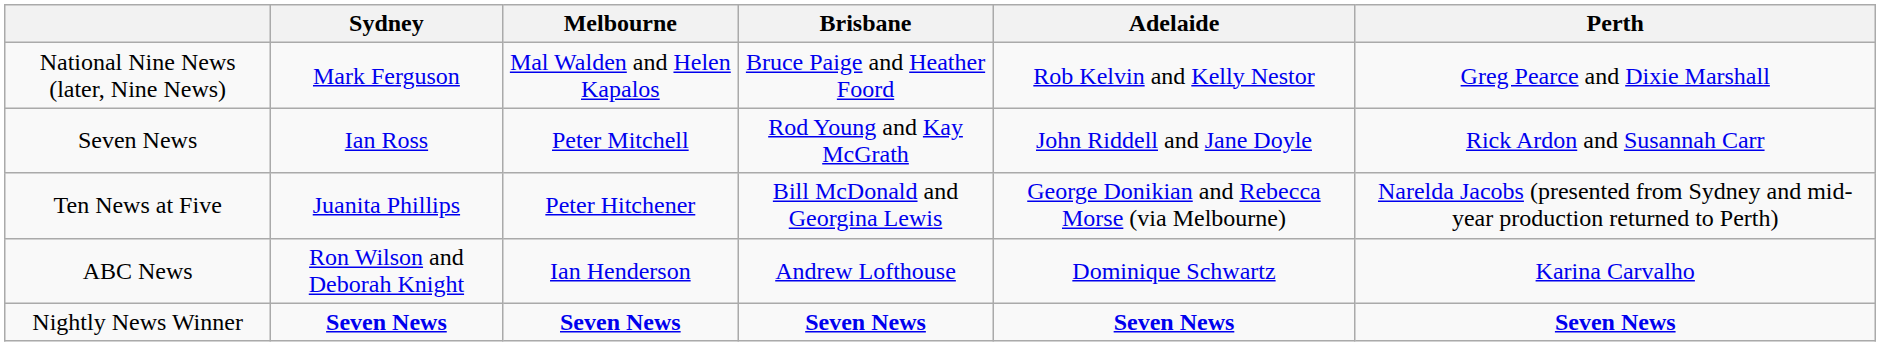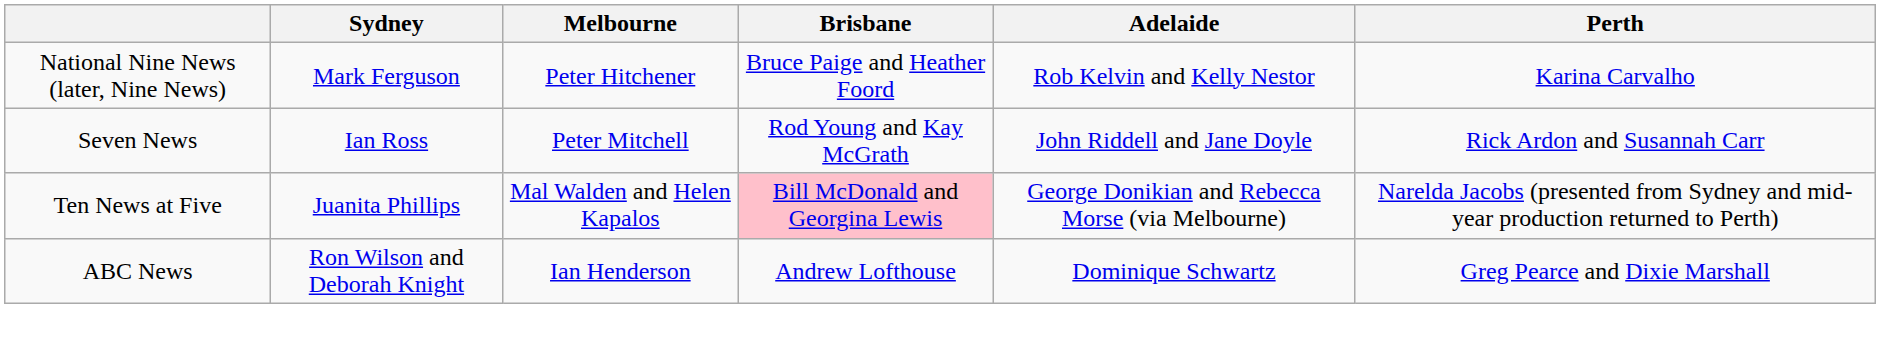(620, 75) Mal Walden and Helen Kapalos -> (620, 75) Peter Hitchener
(1615, 75) Greg Pearce and Dixie Marshall -> (1615, 75) Karina Carvalho
(620, 205) Peter Hitchener -> (620, 205) Mal Walden and Helen Kapalos
(866, 205) no background -> (866, 205) pink background
(1615, 270) Karina Carvalho -> (1615, 270) Greg Pearce and Dixie Marshall
- row: (138, 321)
